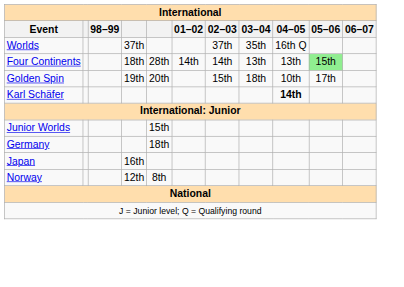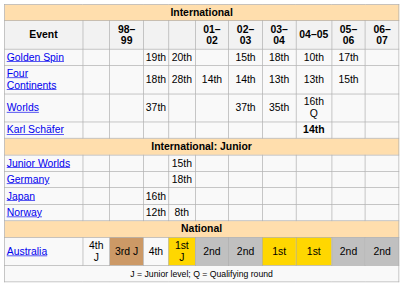rows swapped: (23, 45) <-> (35, 78)
(326, 62) lightgreen background -> (349, 79) no background
+ row: (27, 251)
